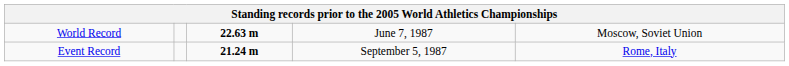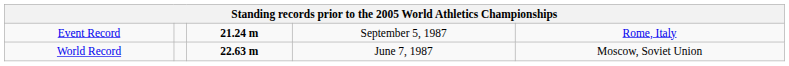rows swapped: (89, 32) <-> (89, 51)
